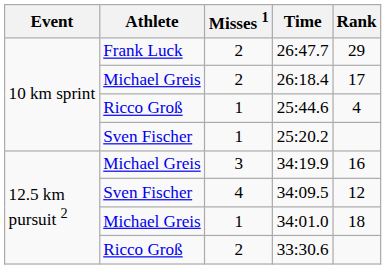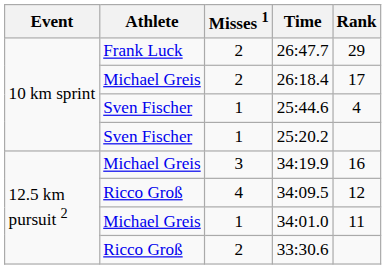(143, 108) Ricco Groß -> (148, 108) Sven Fischer
(148, 193) Sven Fischer -> (143, 193) Ricco Groß
(357, 221) 18 -> (357, 221) 11
